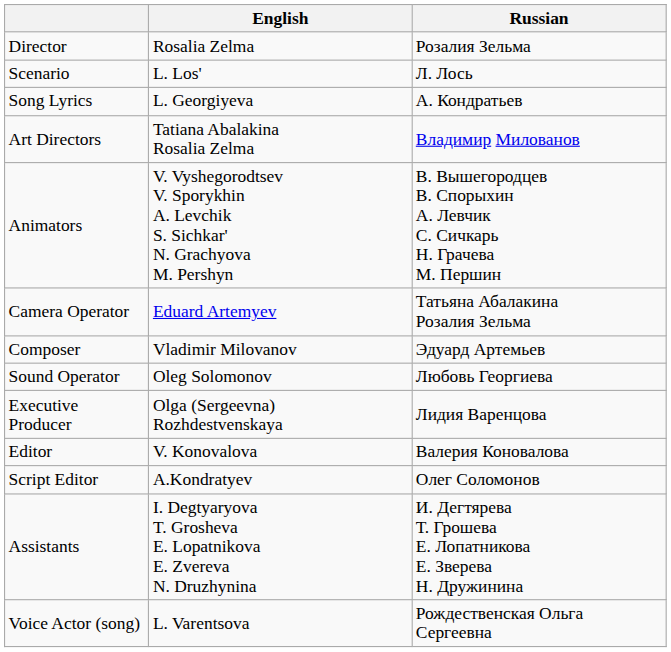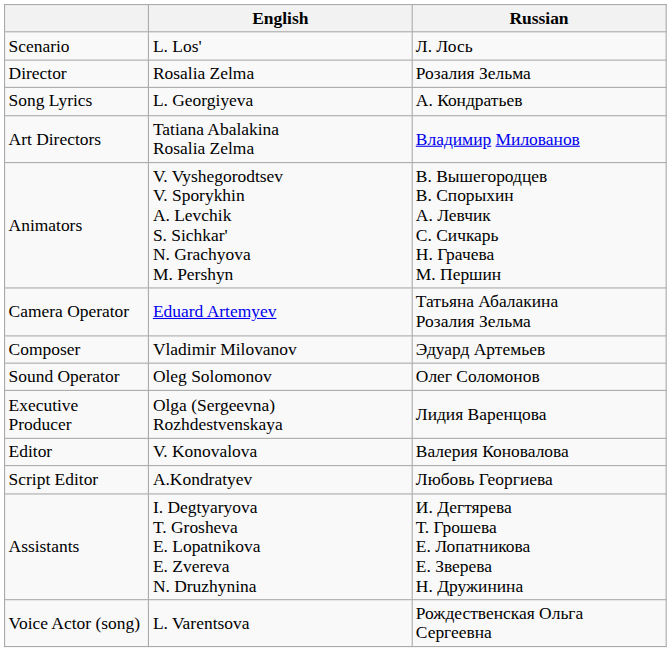rows swapped: (38, 45) <-> (39, 73)
(484, 376) Любовь Георгиева -> (478, 376) Олег Соломонов
(478, 479) Олег Соломонов -> (484, 479) Любовь Георгиева
